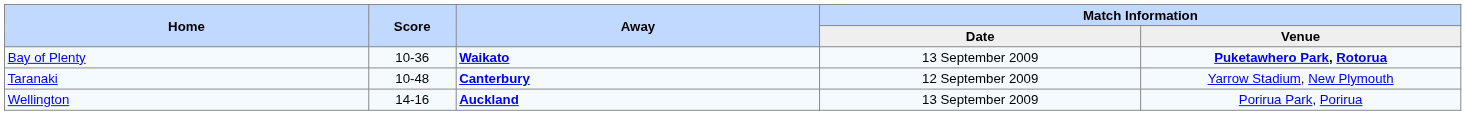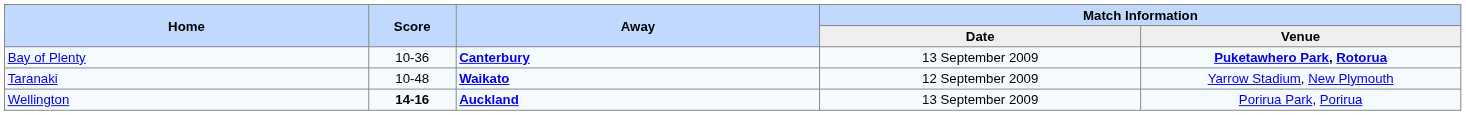(484, 57) Waikato -> (494, 57) Canterbury
(494, 79) Canterbury -> (484, 79) Waikato
(412, 100) normal -> (412, 100) bold
